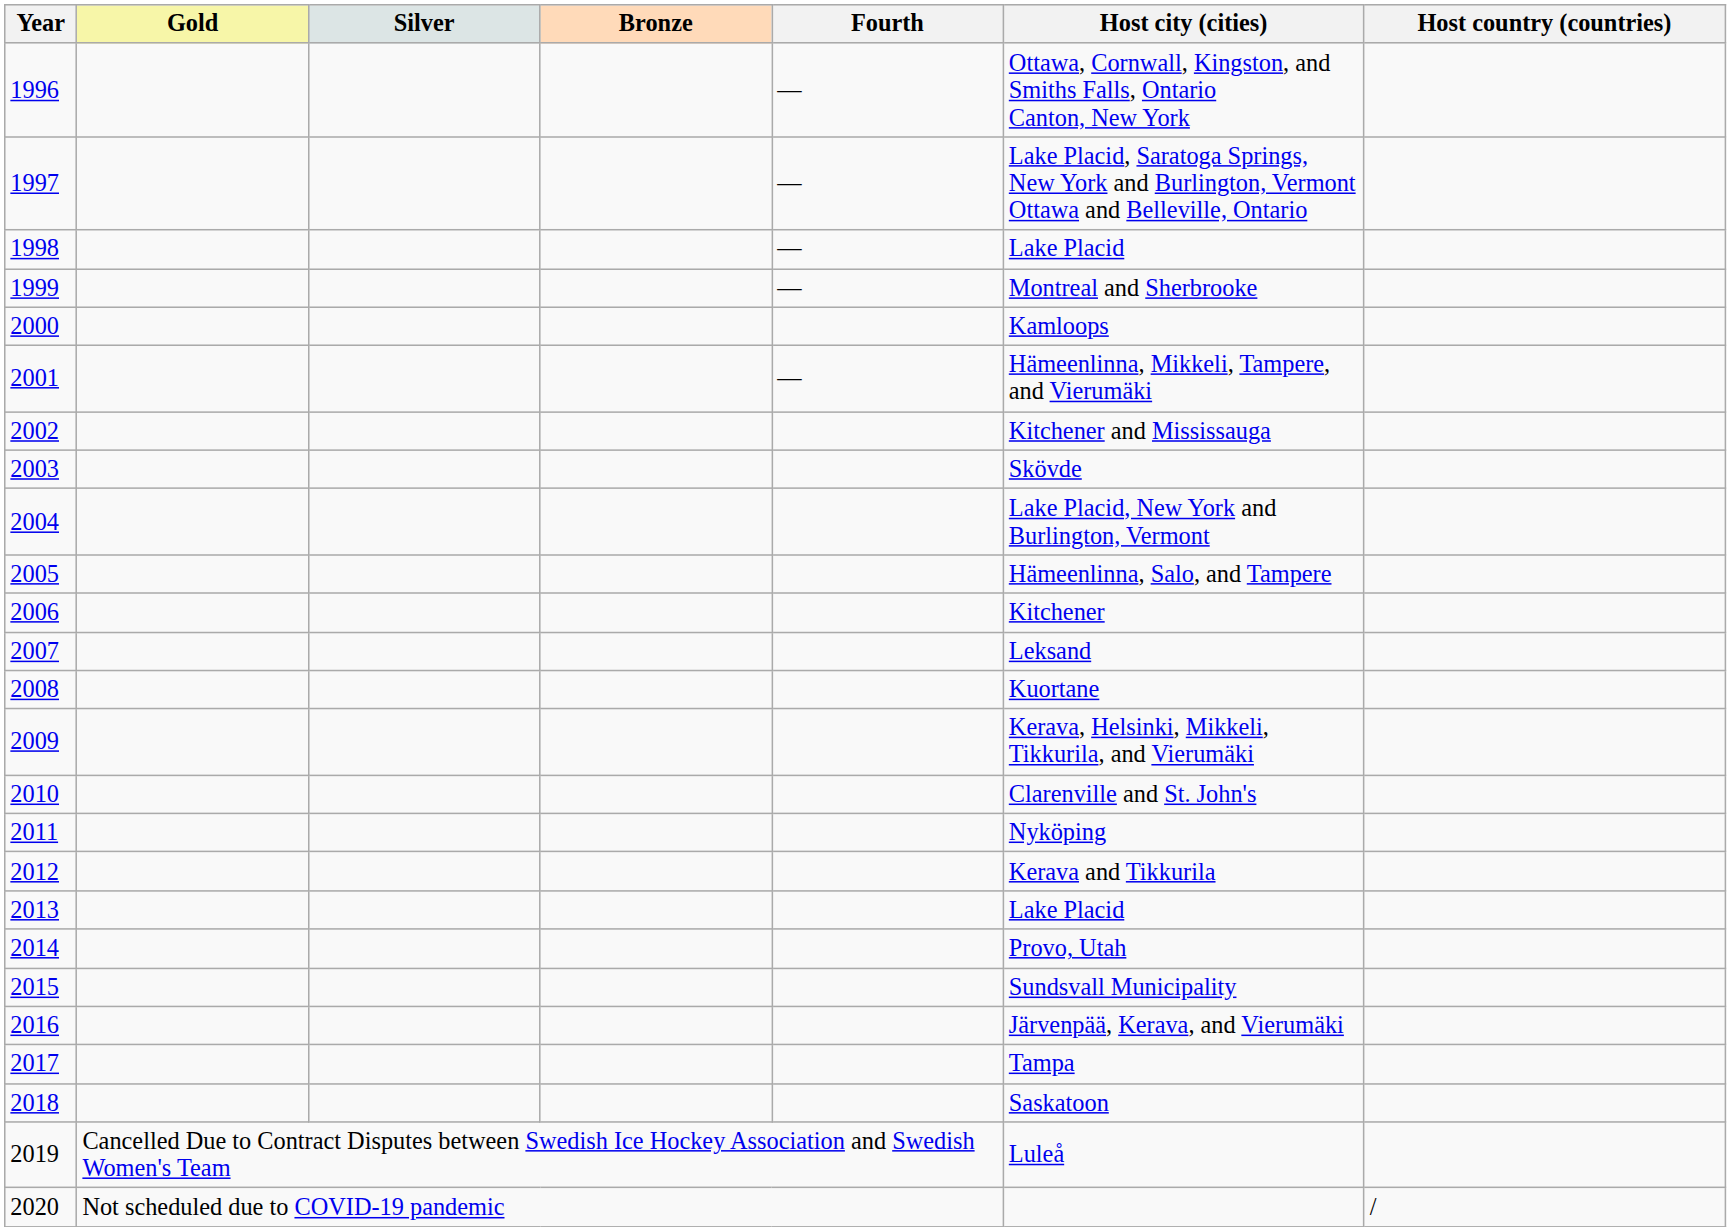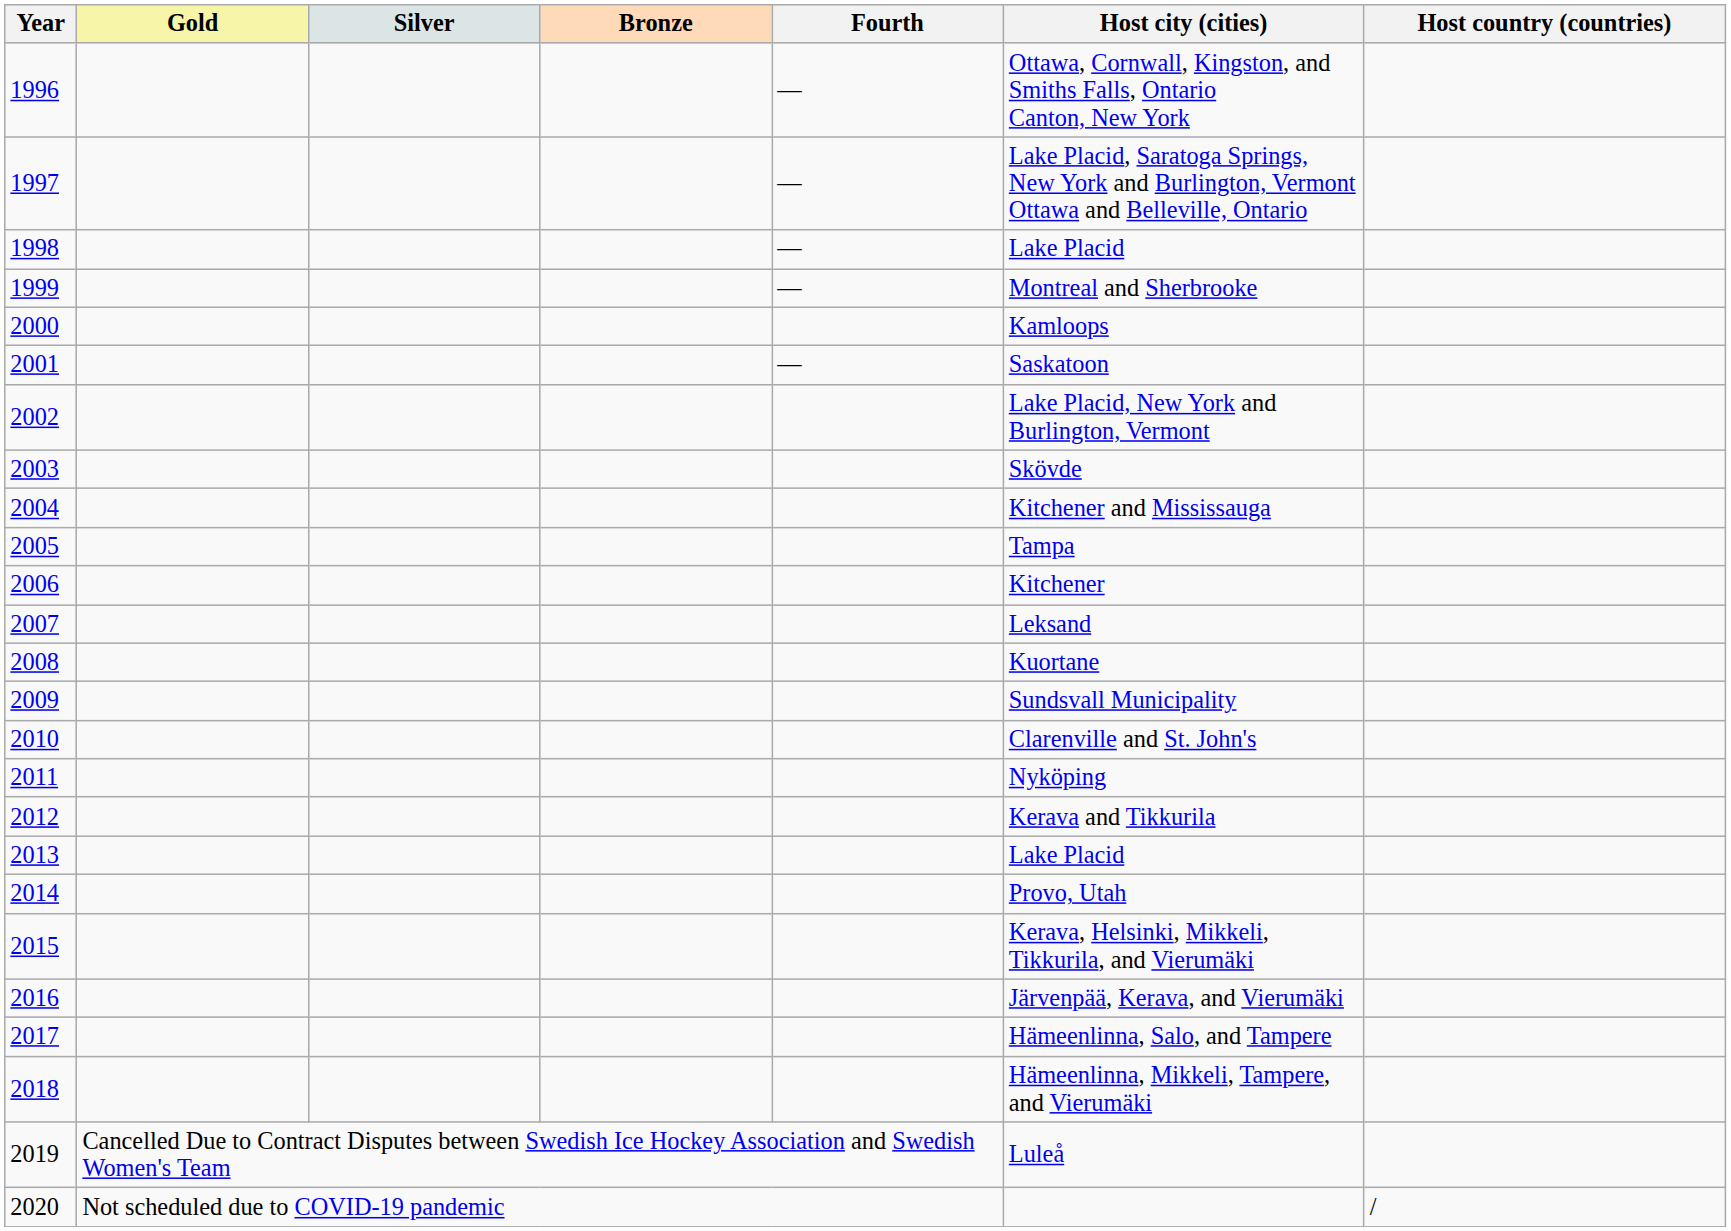(1169, 378) Hämeenlinna, Mikkeli, Tampere, and Vierumäki -> (1059, 364) Saskatoon
(1140, 430) Kitchener and Mississauga -> (1143, 416) Lake Placid, New York and Burlington, Vermont
(1143, 521) Lake Placid, New York and Burlington, Vermont -> (1140, 507) Kitchener and Mississauga
(1170, 573) Hämeenlinna, Salo, and Tampere -> (1042, 546) Tampa
(1139, 741) Kerava, Helsinki, Mikkeli, Tikkurila, and Vierumäki -> (1123, 700) Sundsvall Municipality
(1123, 986) Sundsvall Municipality -> (1139, 945) Kerava, Helsinki, Mikkeli, Tikkurila, and Vierumäki
(1042, 1063) Tampa -> (1170, 1036) Hämeenlinna, Salo, and Tampere
(1059, 1102) Saskatoon -> (1169, 1088) Hämeenlinna, Mikkeli, Tampere, and Vierumäki
